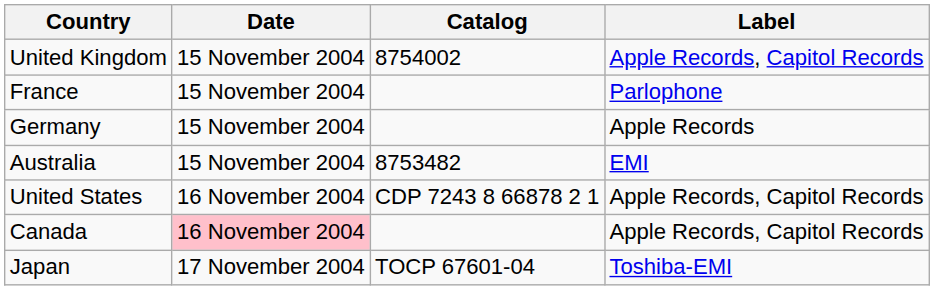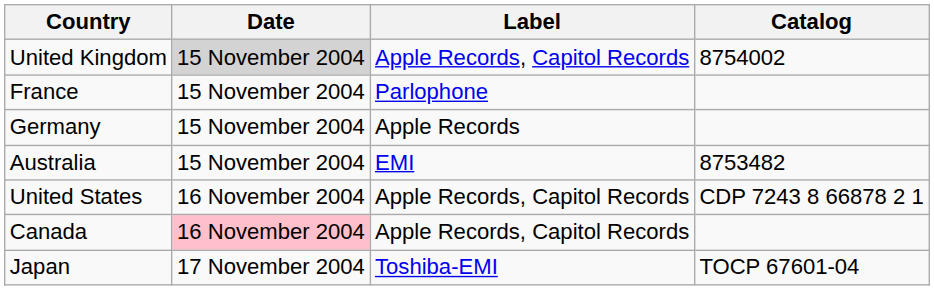columns swapped: (767, 22) <-> (487, 22)
(271, 57) no background -> (271, 57) lightgrey background
